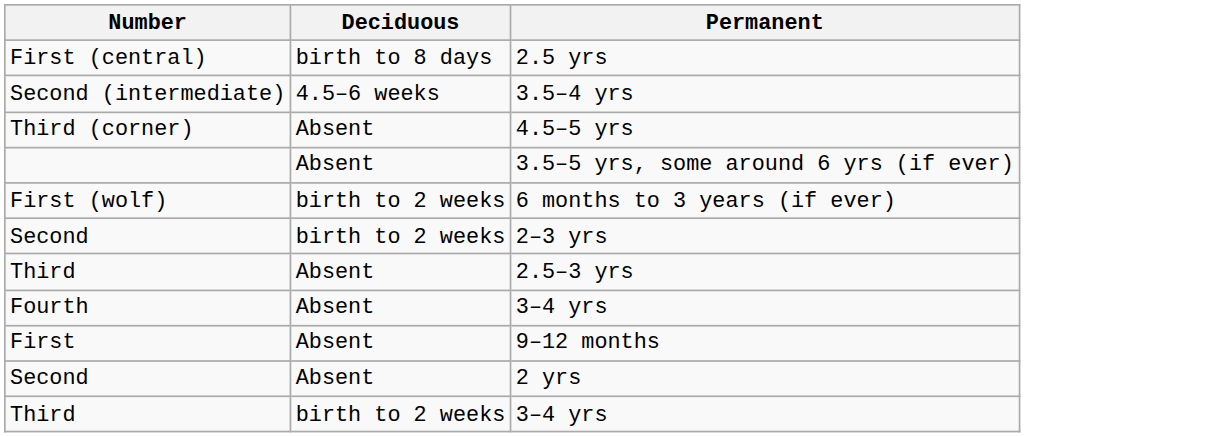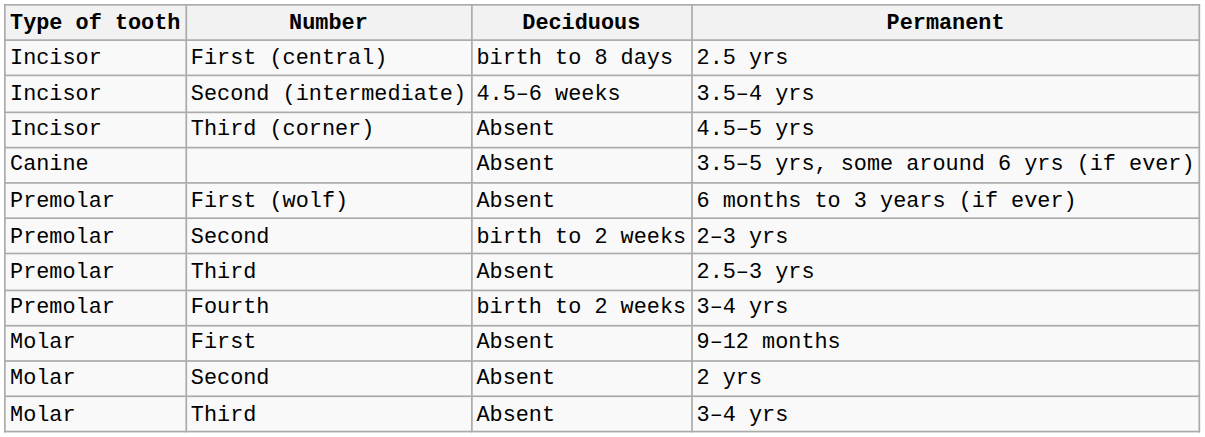+ column: (95, 23)
(401, 201) birth to 2 weeks -> (516, 201) Absent
(335, 307) Absent -> (581, 307) birth to 2 weeks
(401, 414) birth to 2 weeks -> (516, 414) Absent
